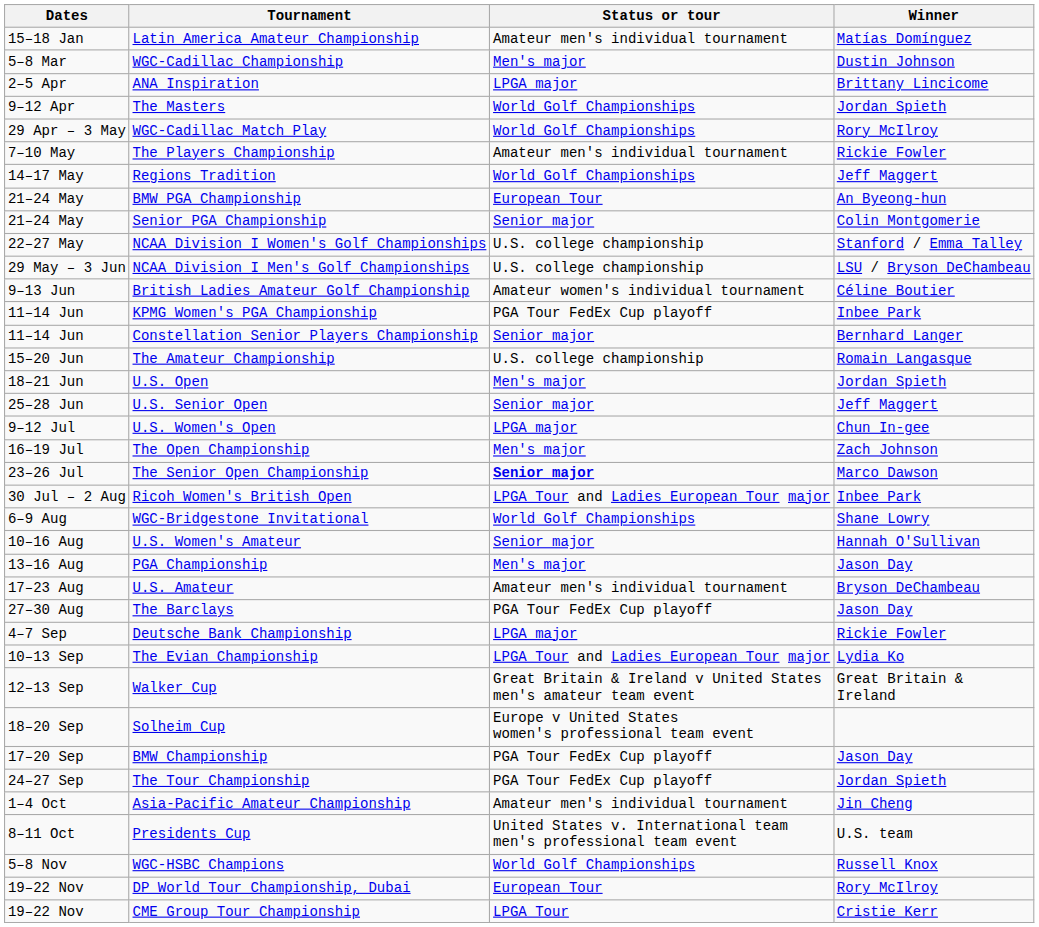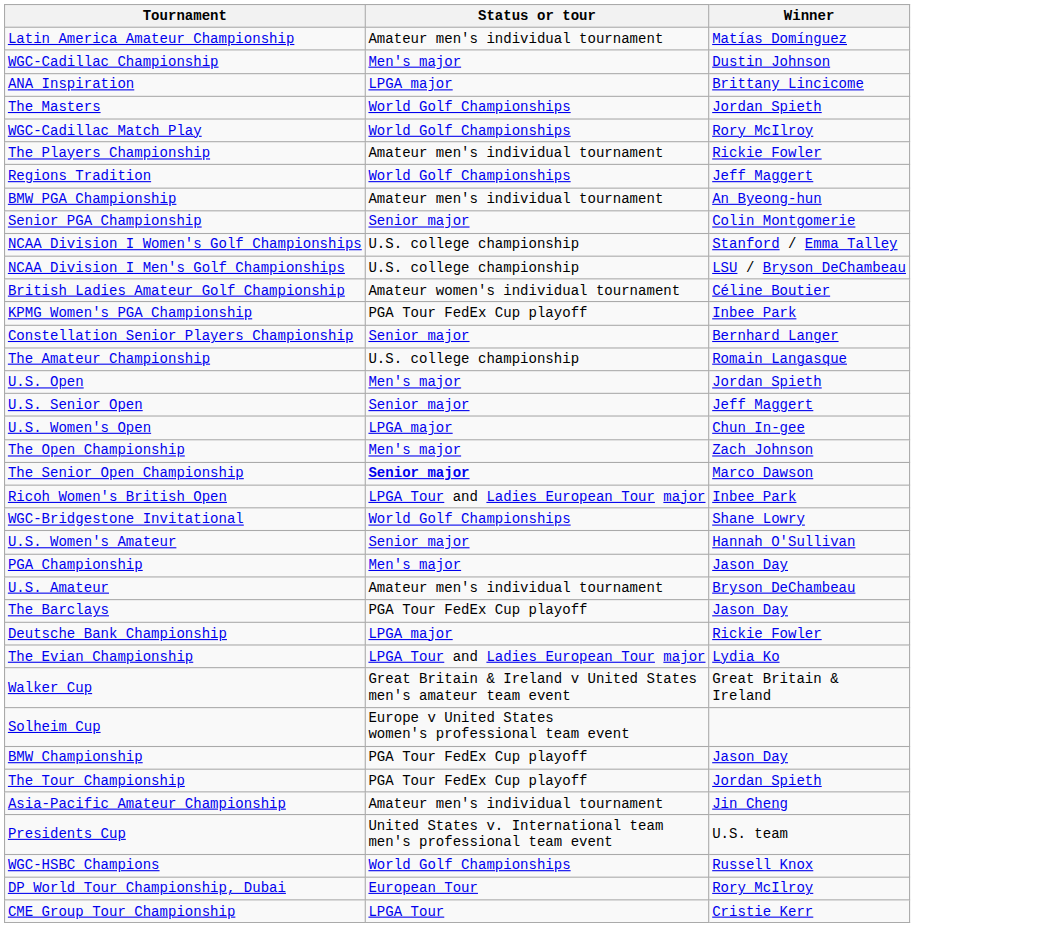- column: (67, 16)
(548, 199) European Tour -> (516, 199) Amateur men's individual tournament
